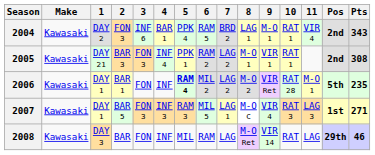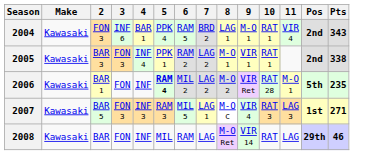- column: (101, 12)
(359, 59) 308 -> (338, 59) 338
